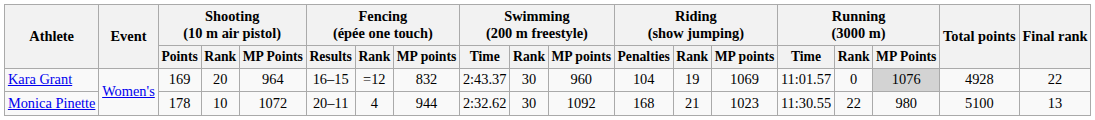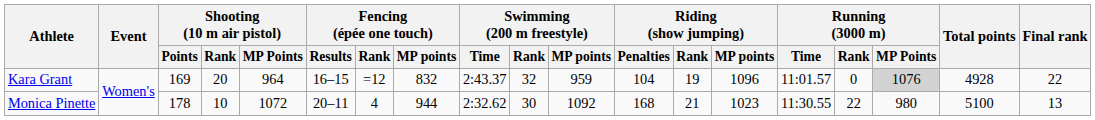(529, 79) 30 -> (529, 79) 32
(581, 79) 960 -> (581, 79) 959
(744, 79) 1069 -> (744, 79) 1096
